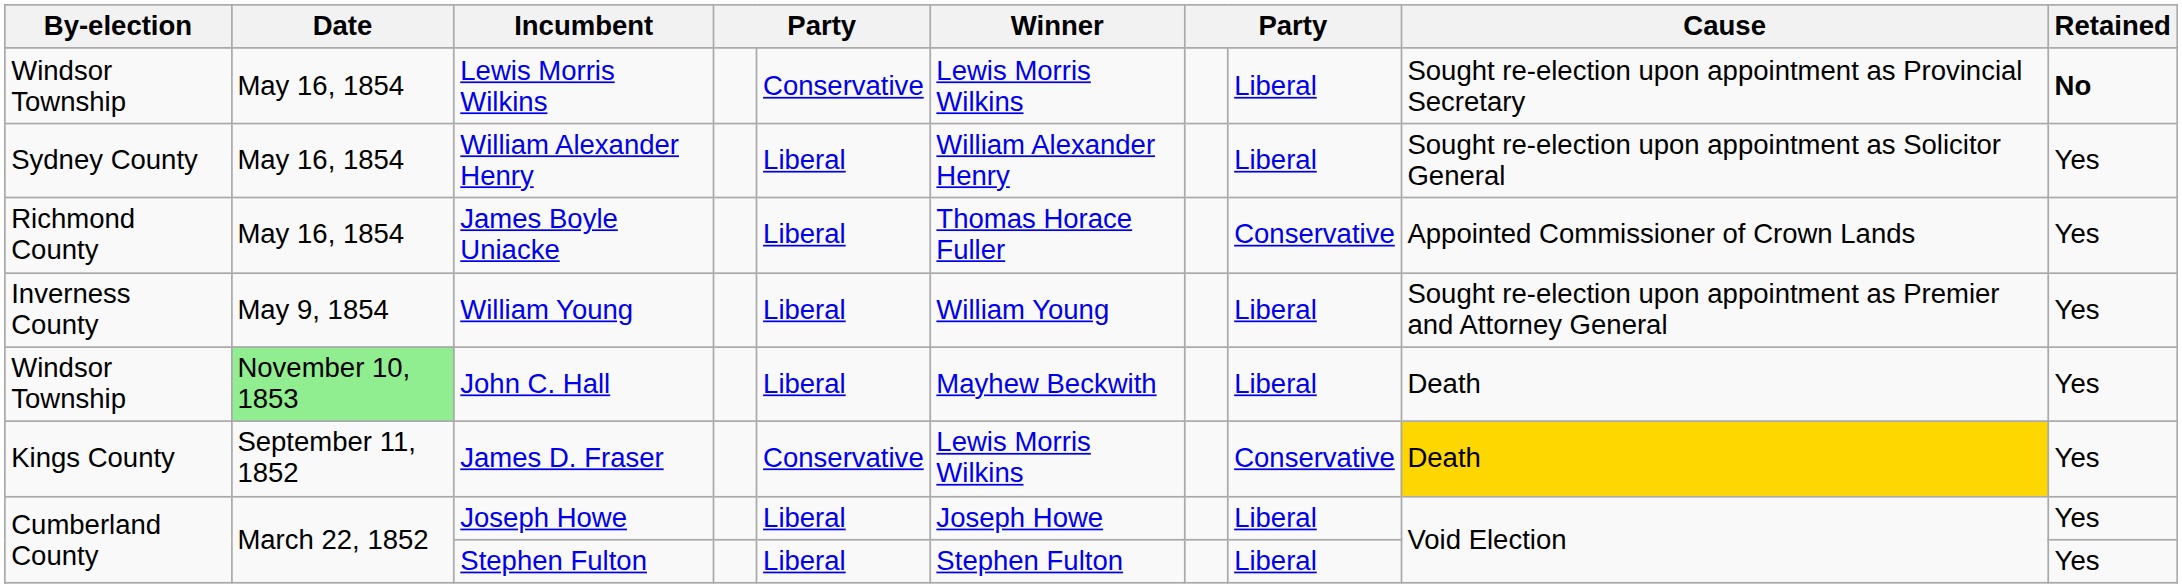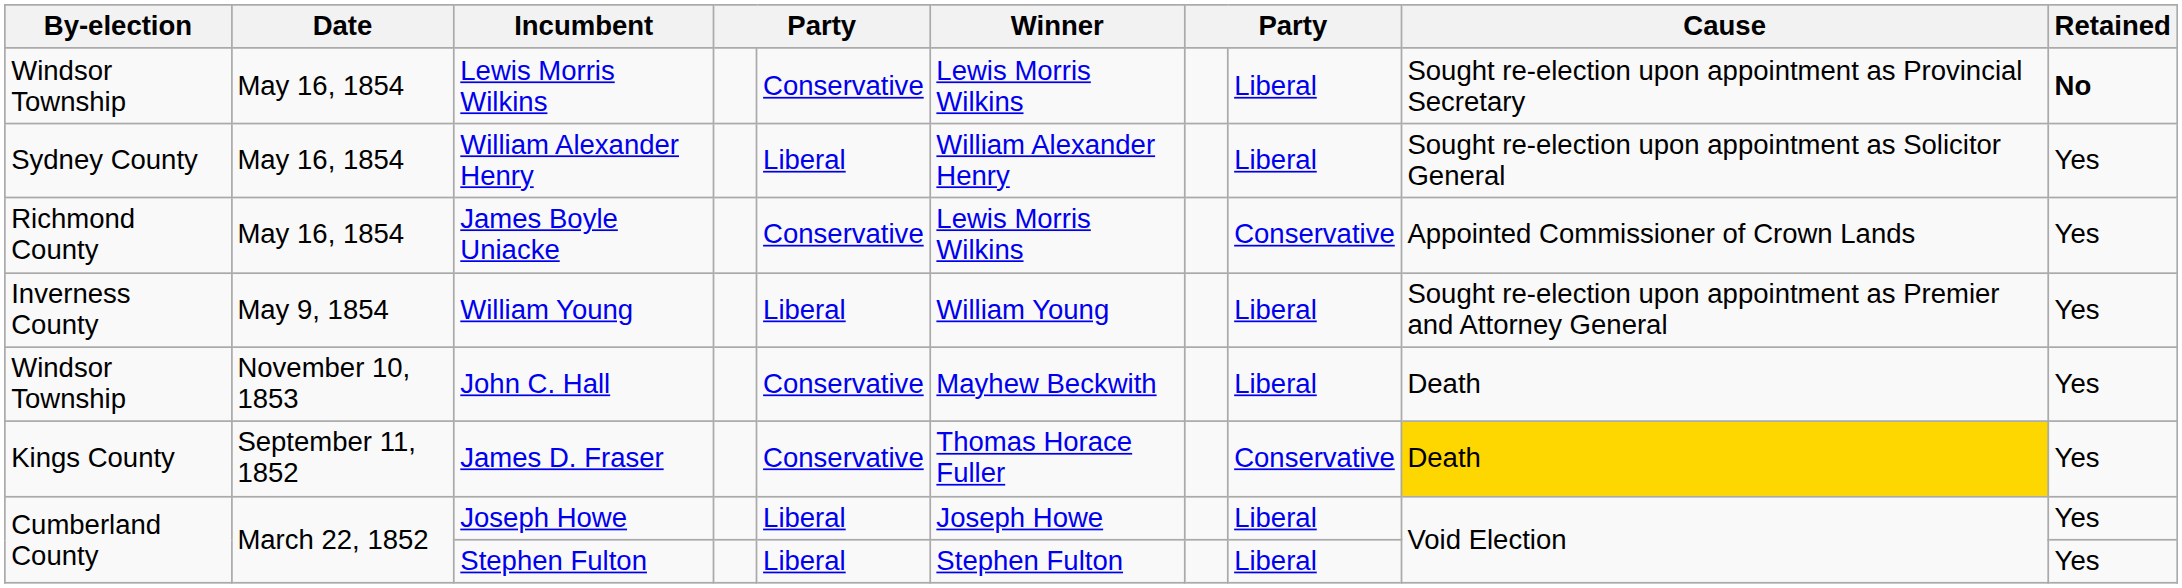(804, 234) Liberal -> (843, 234) Conservative
(1034, 234) Thomas Horace Fuller -> (1014, 234) Lewis Morris Wilkins
(324, 383) lightgreen background -> (324, 383) no background
(804, 383) Liberal -> (843, 383) Conservative
(1014, 458) Lewis Morris Wilkins -> (1034, 458) Thomas Horace Fuller
